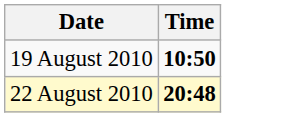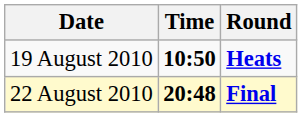+ column: (259, 22)
